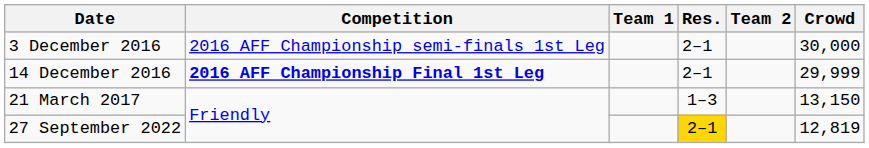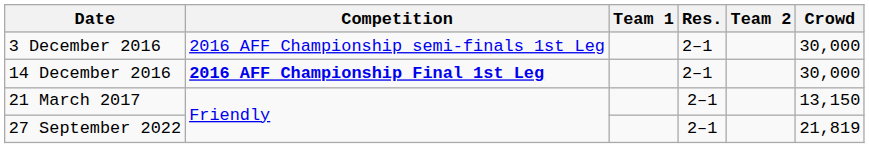(830, 74) 29,999 -> (830, 74) 30,000
(702, 101) 1–3 -> (702, 101) 2–1
(702, 129) gold background -> (702, 129) no background
(830, 129) 12,819 -> (830, 129) 21,819
